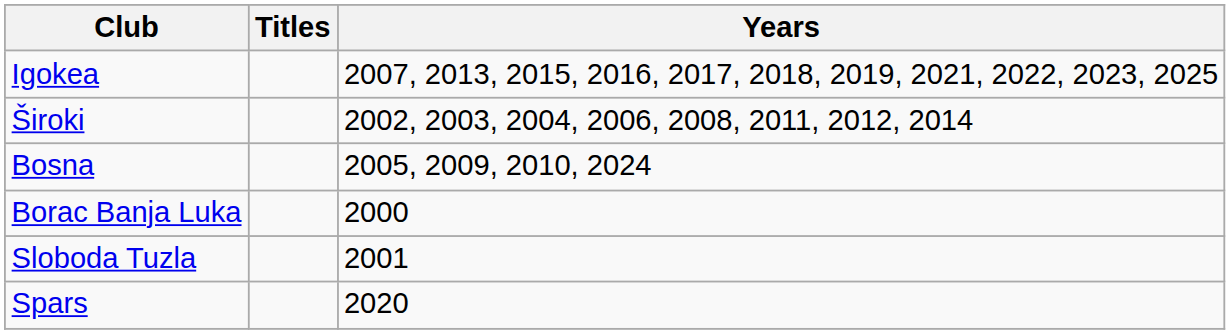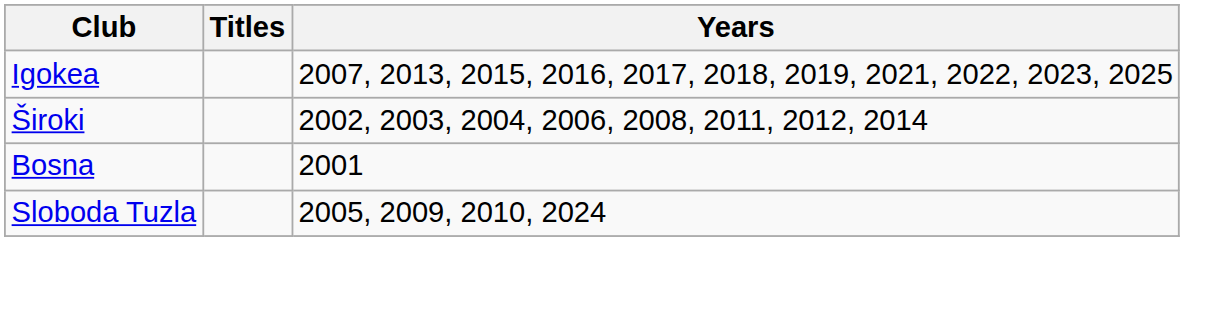(498, 166) 2005, 2009, 2010, 2024 -> (331, 166) 2001
- row: (127, 212)
(376, 258) 2001 -> (452, 212) 2005, 2009, 2010, 2024
- row: (50, 304)
